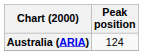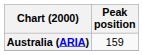(115, 42) 124 -> (115, 42) 159
